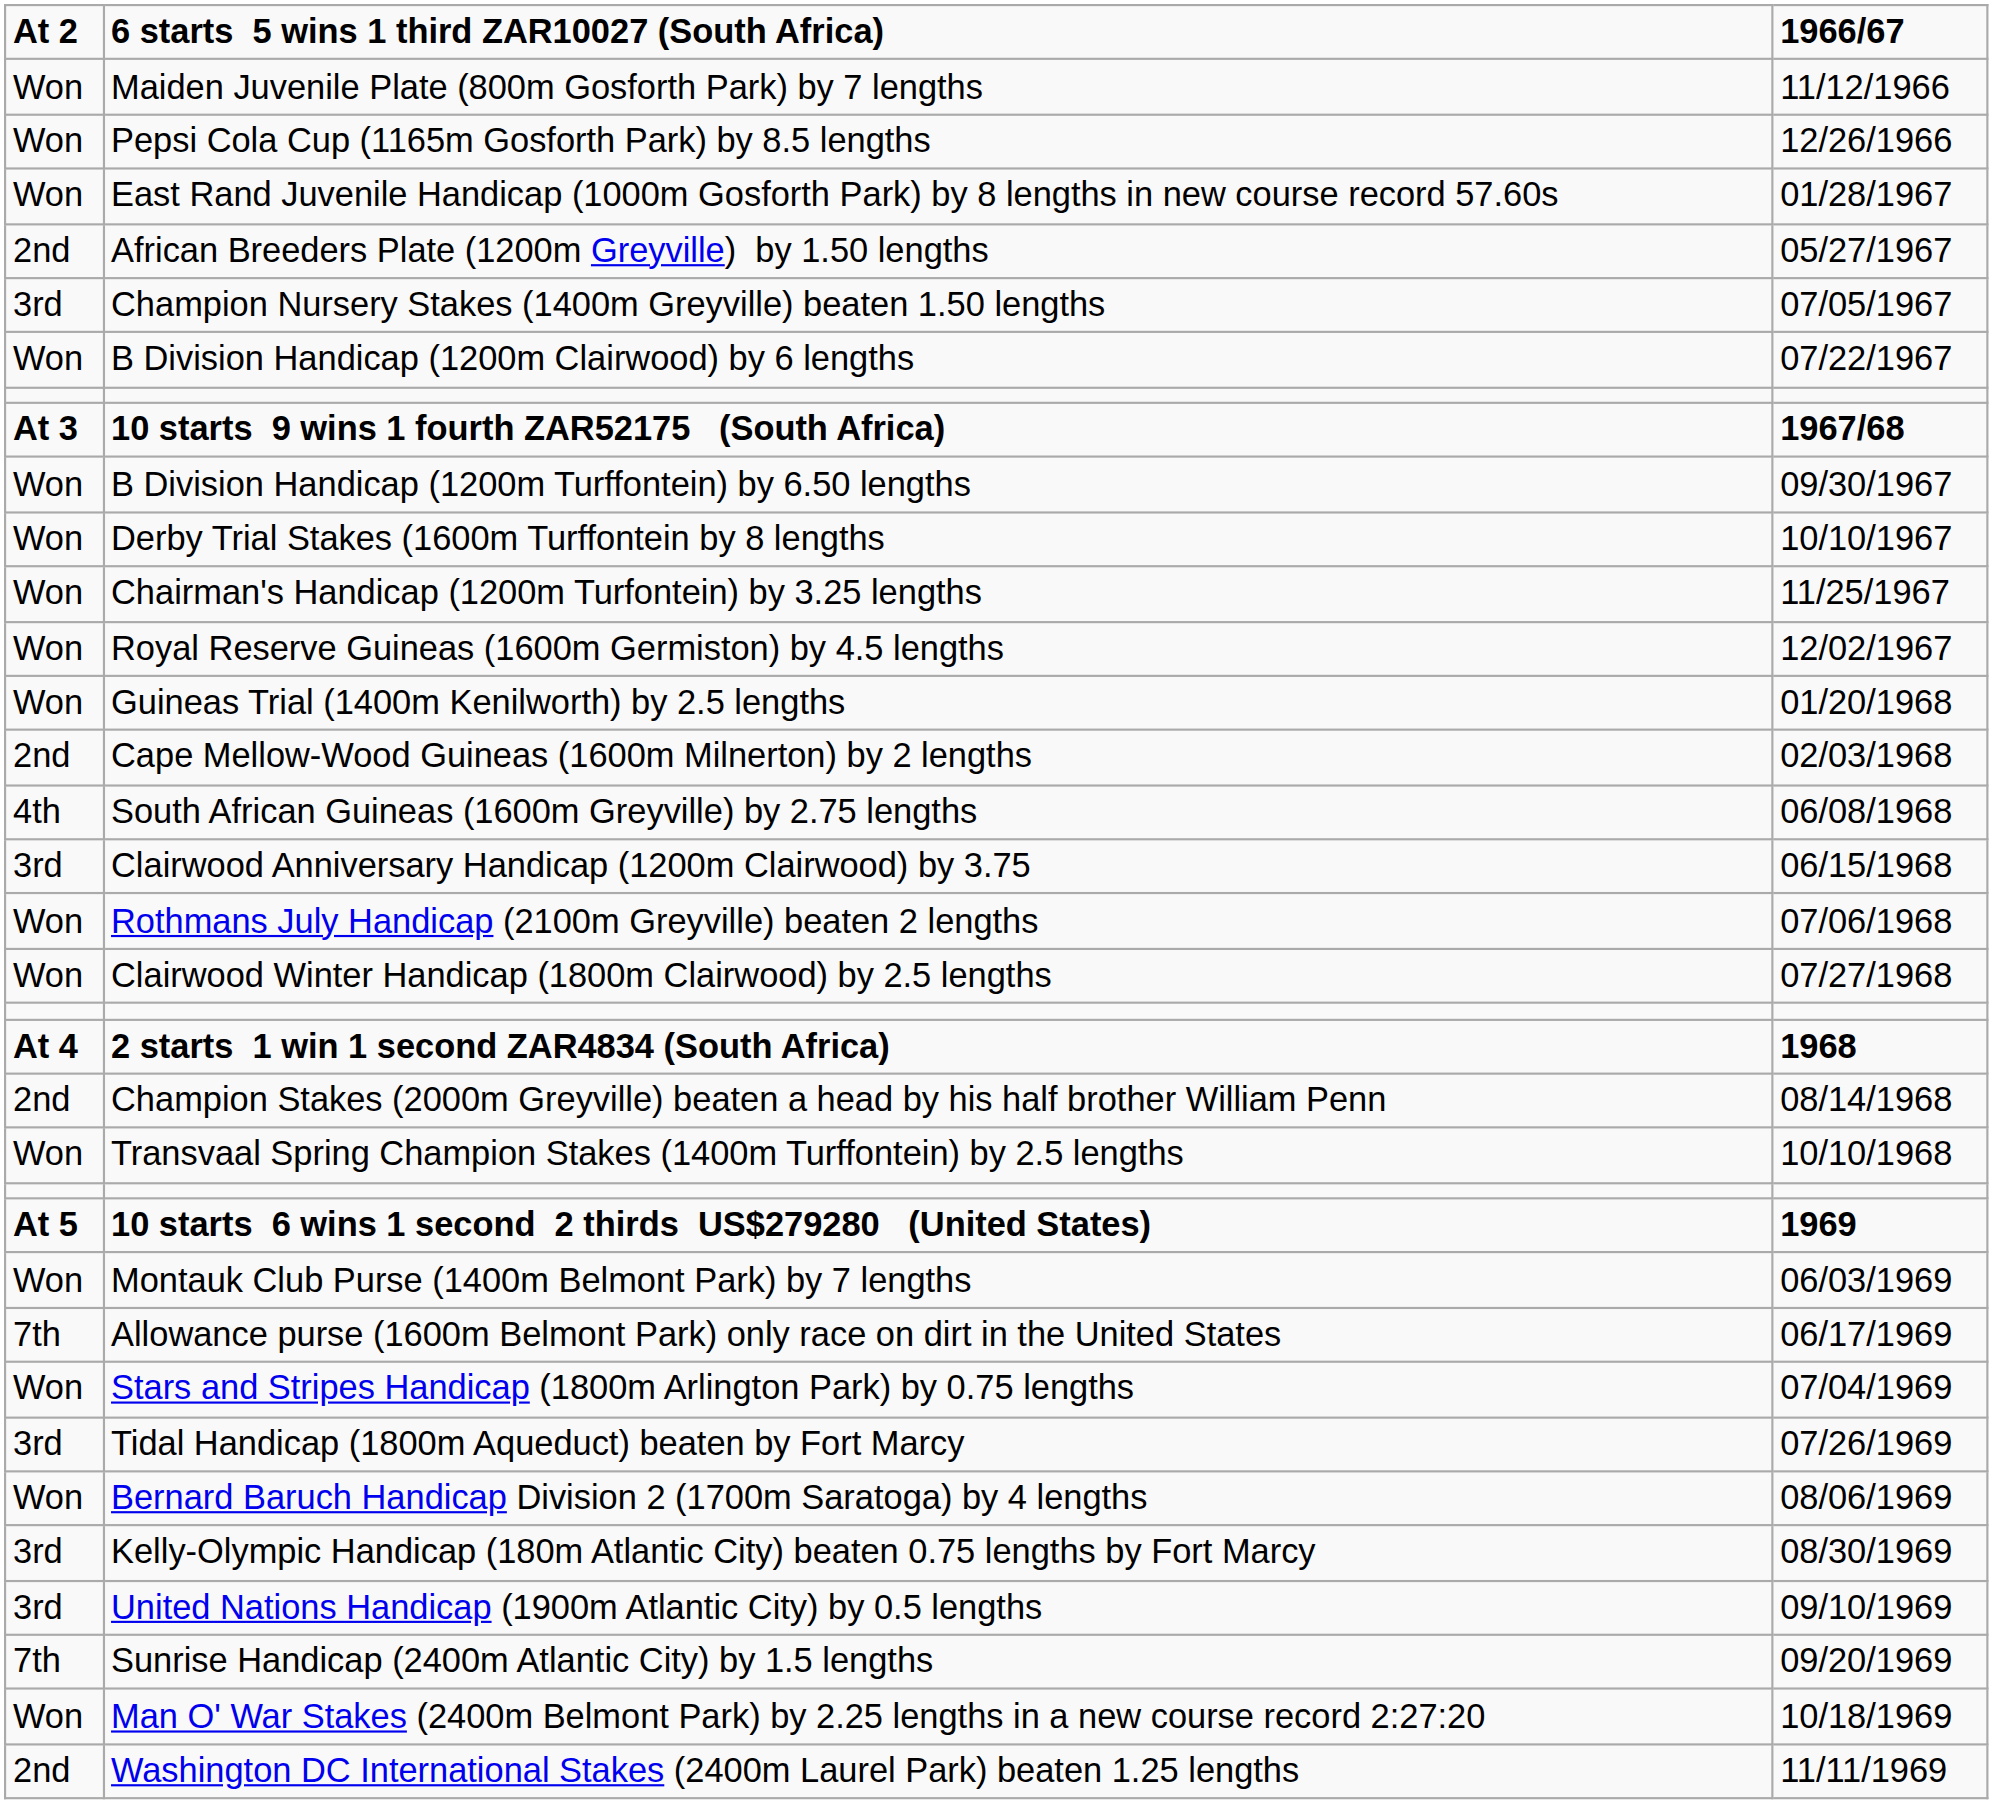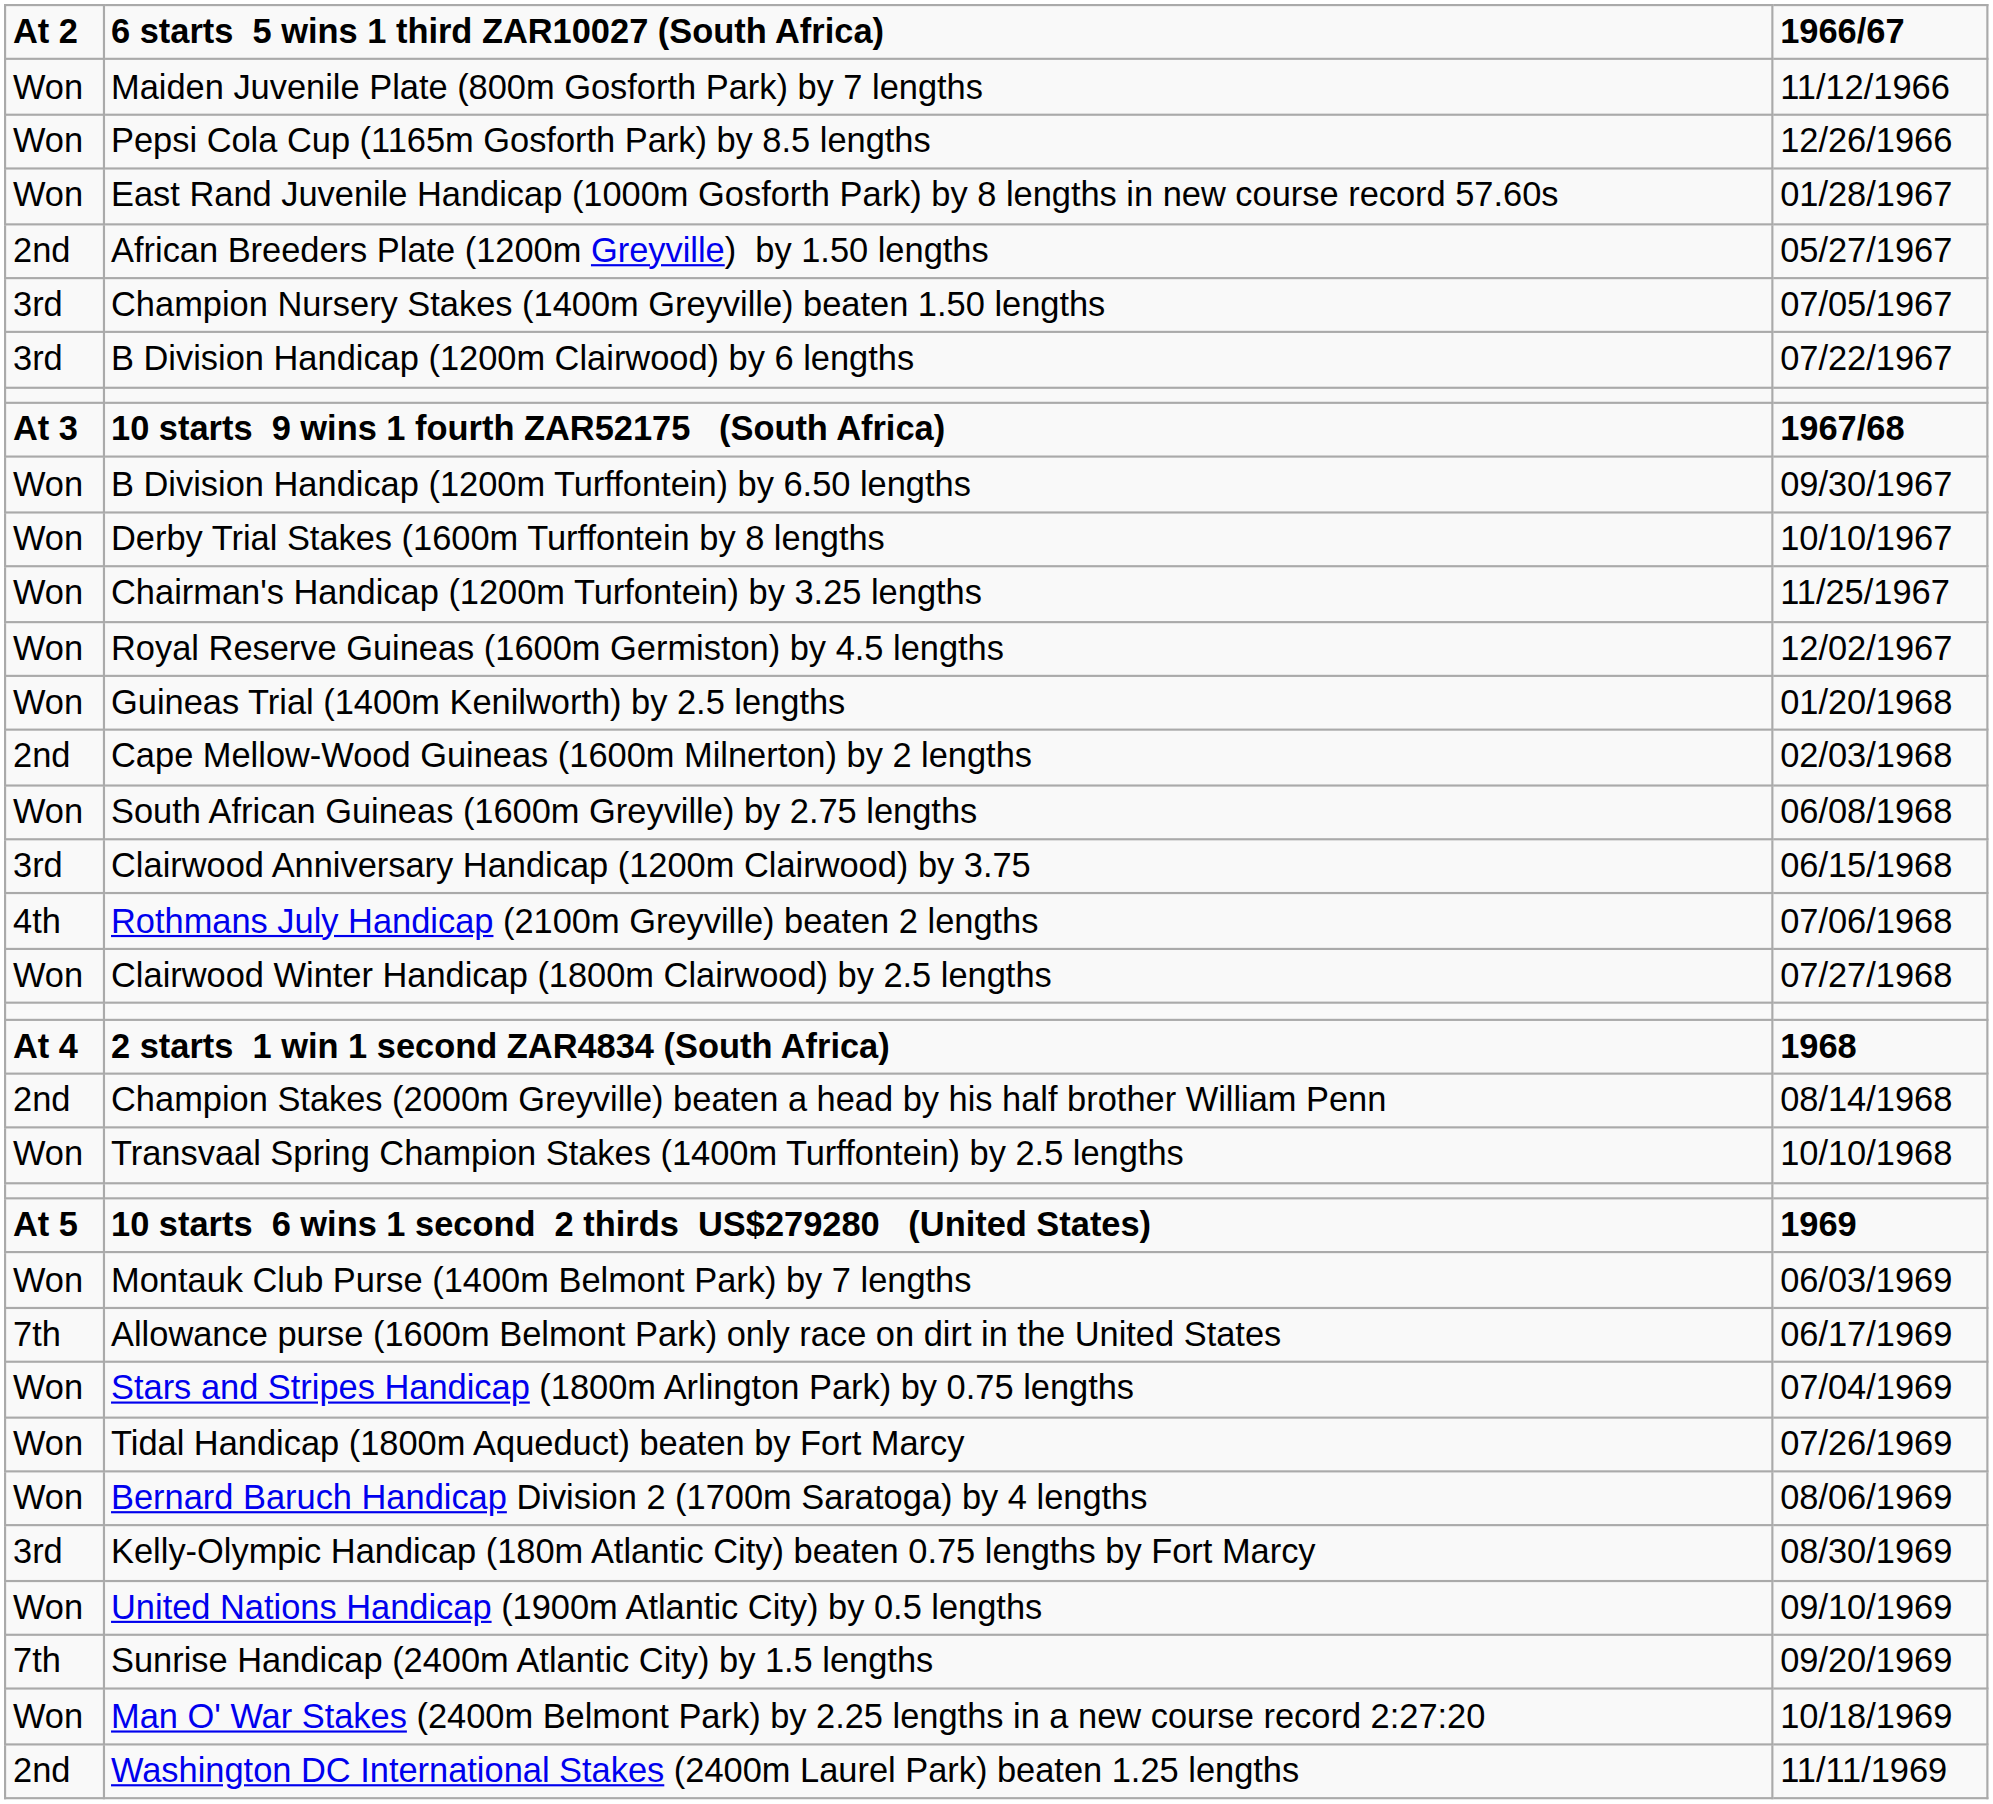(48, 359) Won -> (38, 359) 3rd
(37, 811) 4th -> (48, 811) Won
(48, 920) Won -> (37, 920) 4th
(38, 1443) 3rd -> (48, 1443) Won
(38, 1606) 3rd -> (48, 1606) Won
